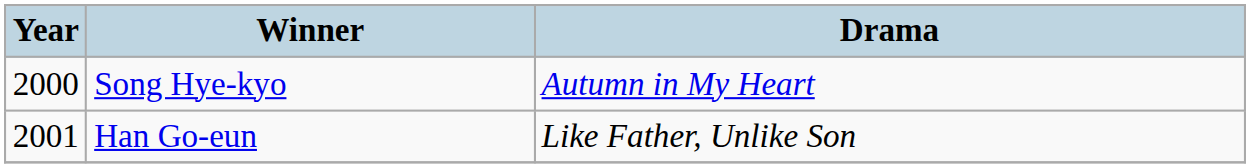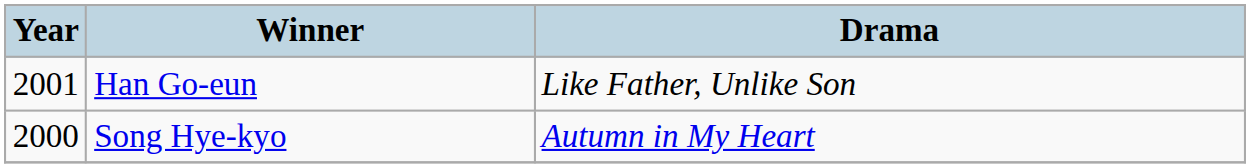rows swapped: (190, 83) <-> (176, 135)
